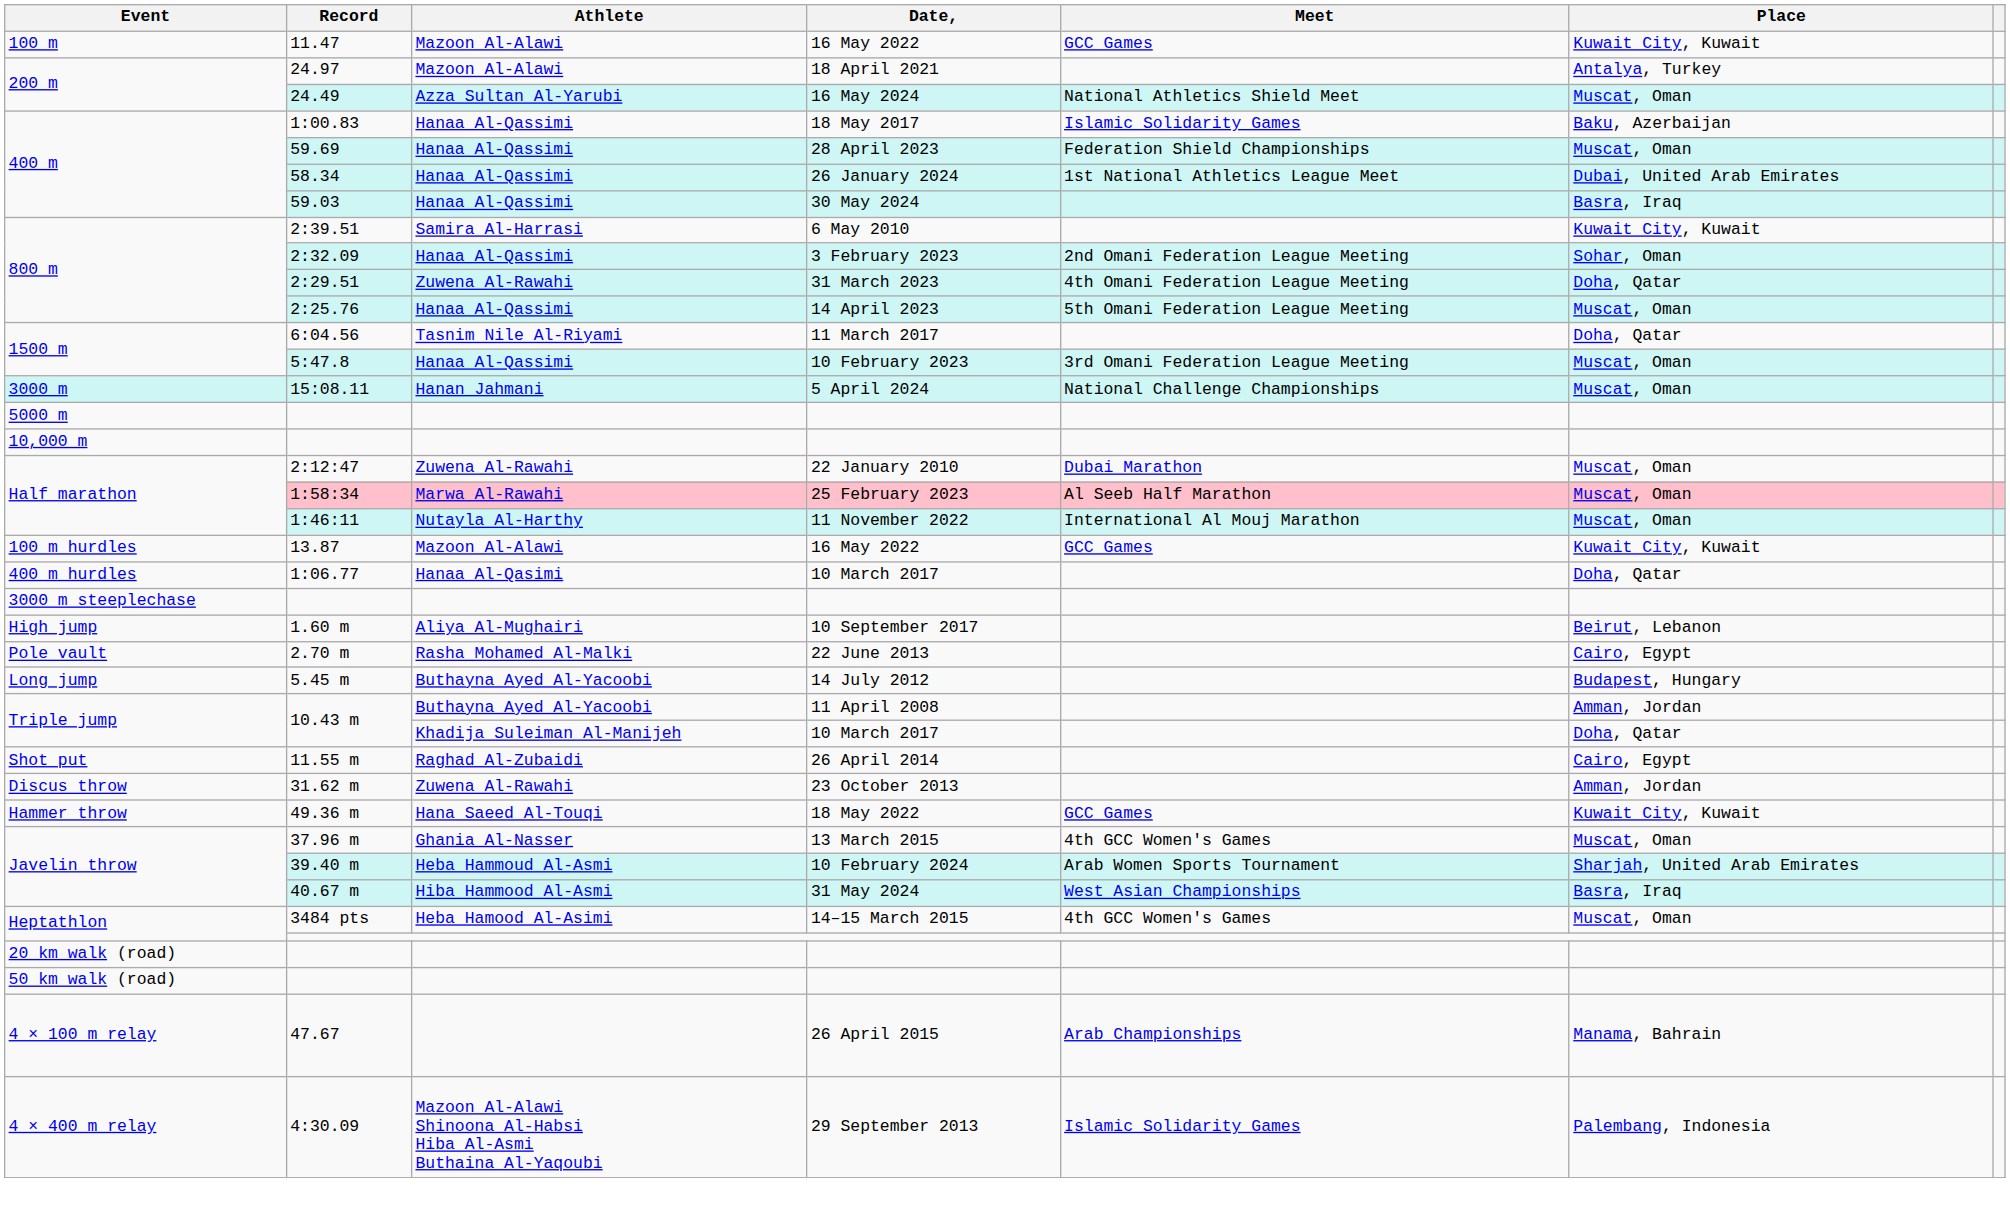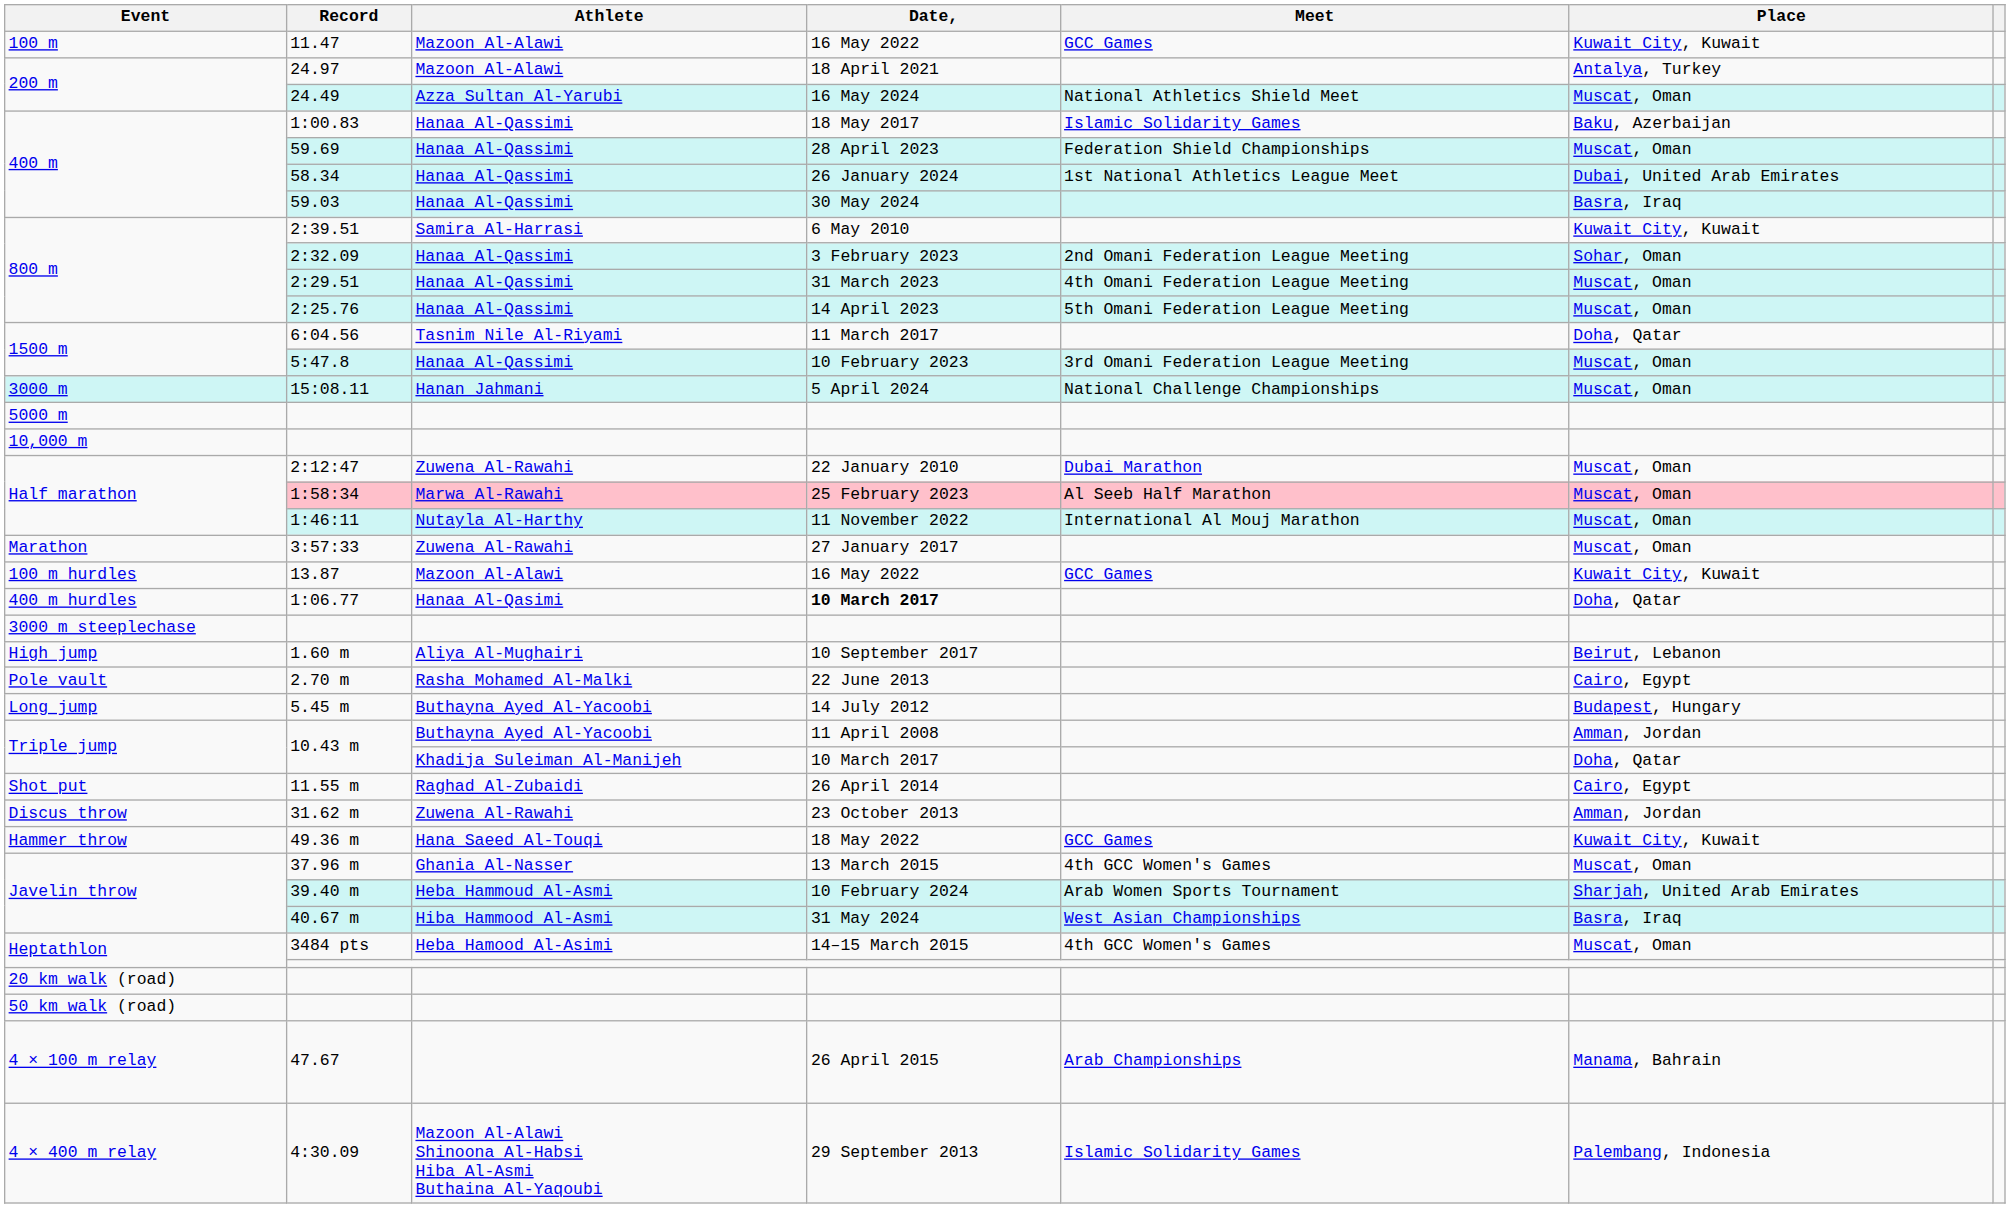(494, 283) Zuwena Al-Rawahi -> (494, 283) Hanaa Al-Qassimi
(1627, 283) Doha, Qatar -> (1632, 283) Muscat, Oman
+ row: (48, 549)
(875, 575) normal -> (875, 602) bold
